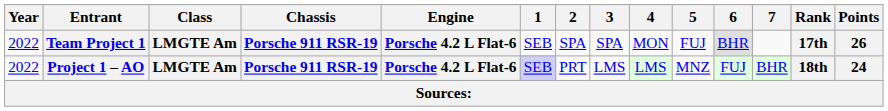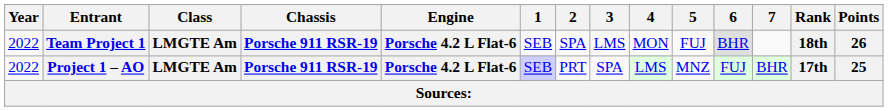(610, 43) SPA -> (610, 43) LMS
(813, 43) 17th -> (813, 43) 18th
(610, 68) LMS -> (610, 68) SPA
(813, 68) 18th -> (813, 68) 17th
(859, 68) 24 -> (859, 68) 25
